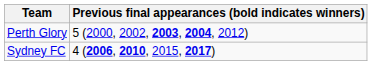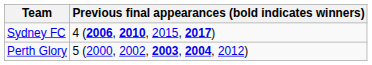rows swapped: (37, 32) <-> (36, 51)
